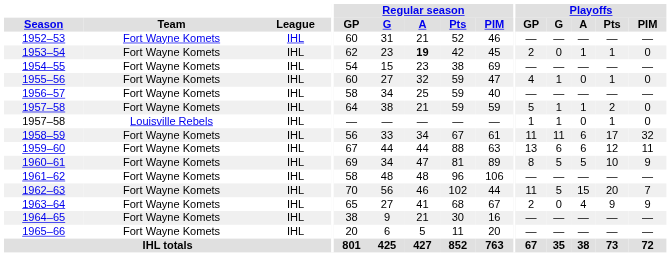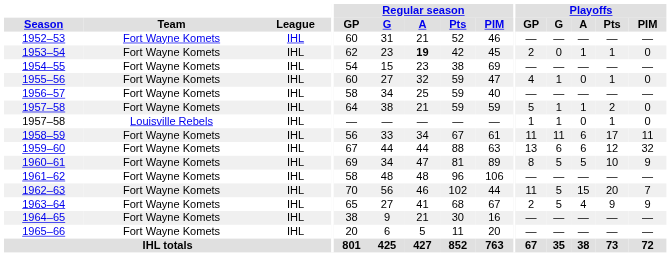(648, 135) 32 -> (648, 135) 11
(648, 149) 11 -> (648, 149) 32
(559, 204) 0 -> (559, 204) 5
